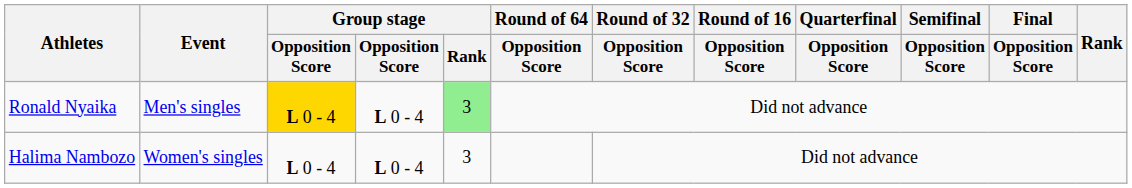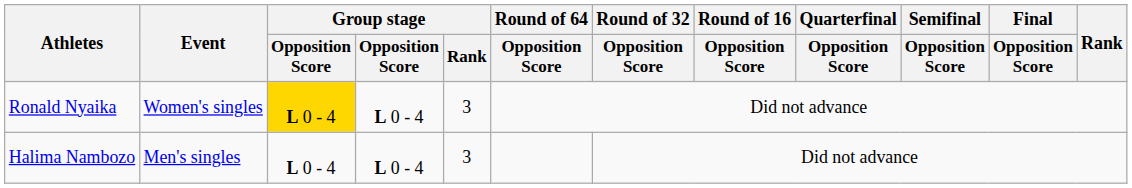(192, 107) Men's singles -> (203, 107) Women's singles
(467, 107) lightgreen background -> (467, 107) no background
(203, 157) Women's singles -> (192, 157) Men's singles
